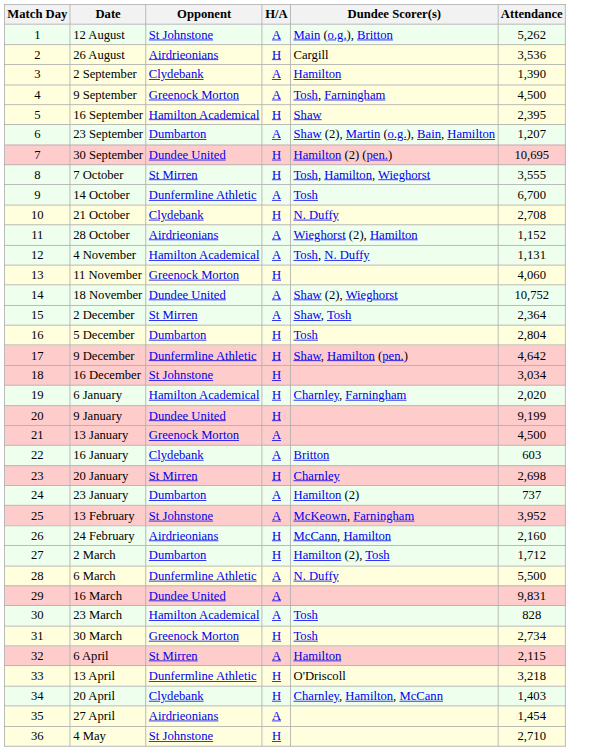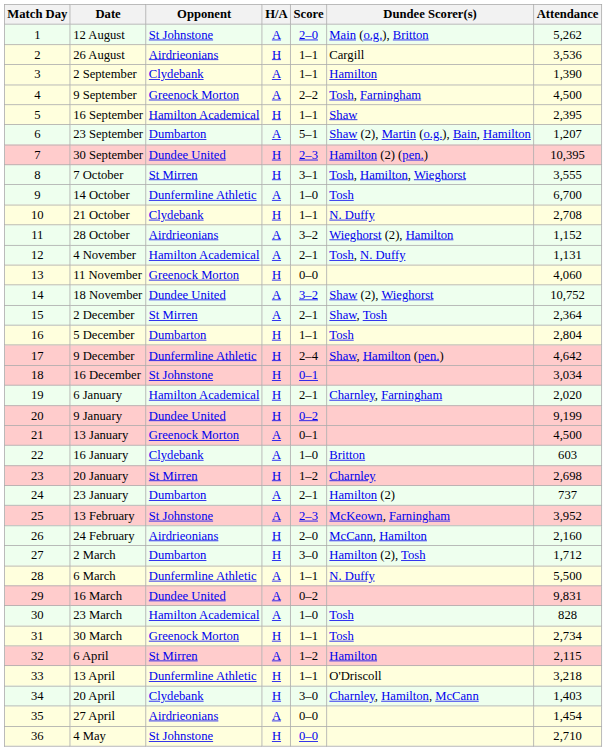+ column: (309, 14)
(532, 154) 10,695 -> (568, 154) 10,395
